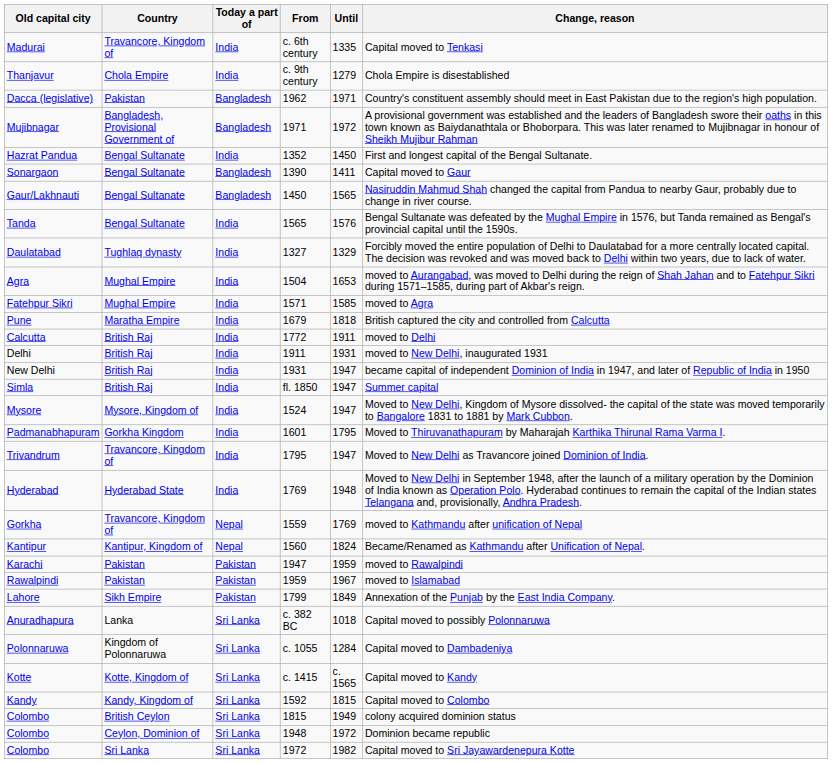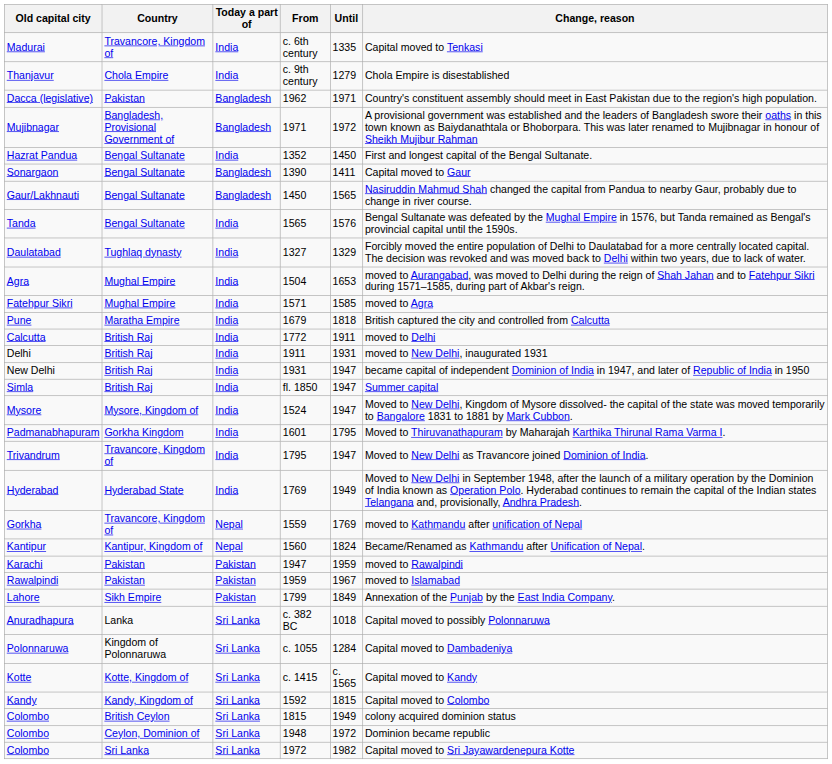(344, 490) 1948 -> (344, 490) 1949
